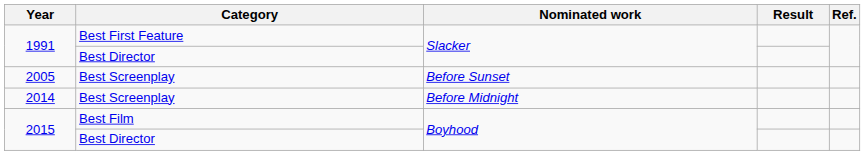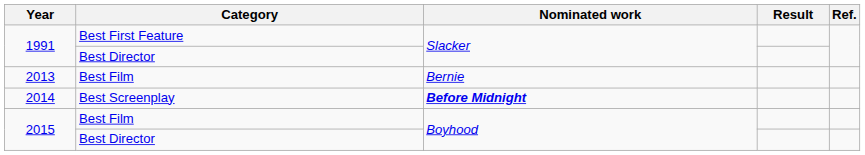- row: (40, 77)
+ row: (40, 77)
(472, 98) normal -> (476, 98) bold
